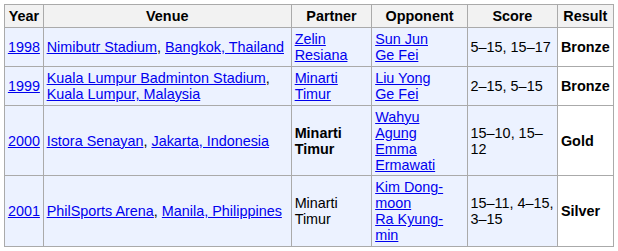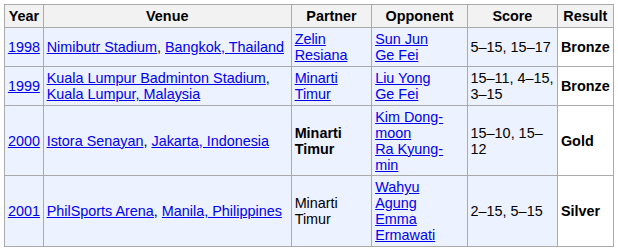(507, 86) 2–15, 5–15 -> (512, 86) 15–11, 4–15, 3–15
(405, 141) Wahyu Agung Emma Ermawati -> (409, 141) Kim Dong-moon Ra Kyung-min
(409, 211) Kim Dong-moon Ra Kyung-min -> (405, 211) Wahyu Agung Emma Ermawati
(512, 211) 15–11, 4–15, 3–15 -> (507, 211) 2–15, 5–15
